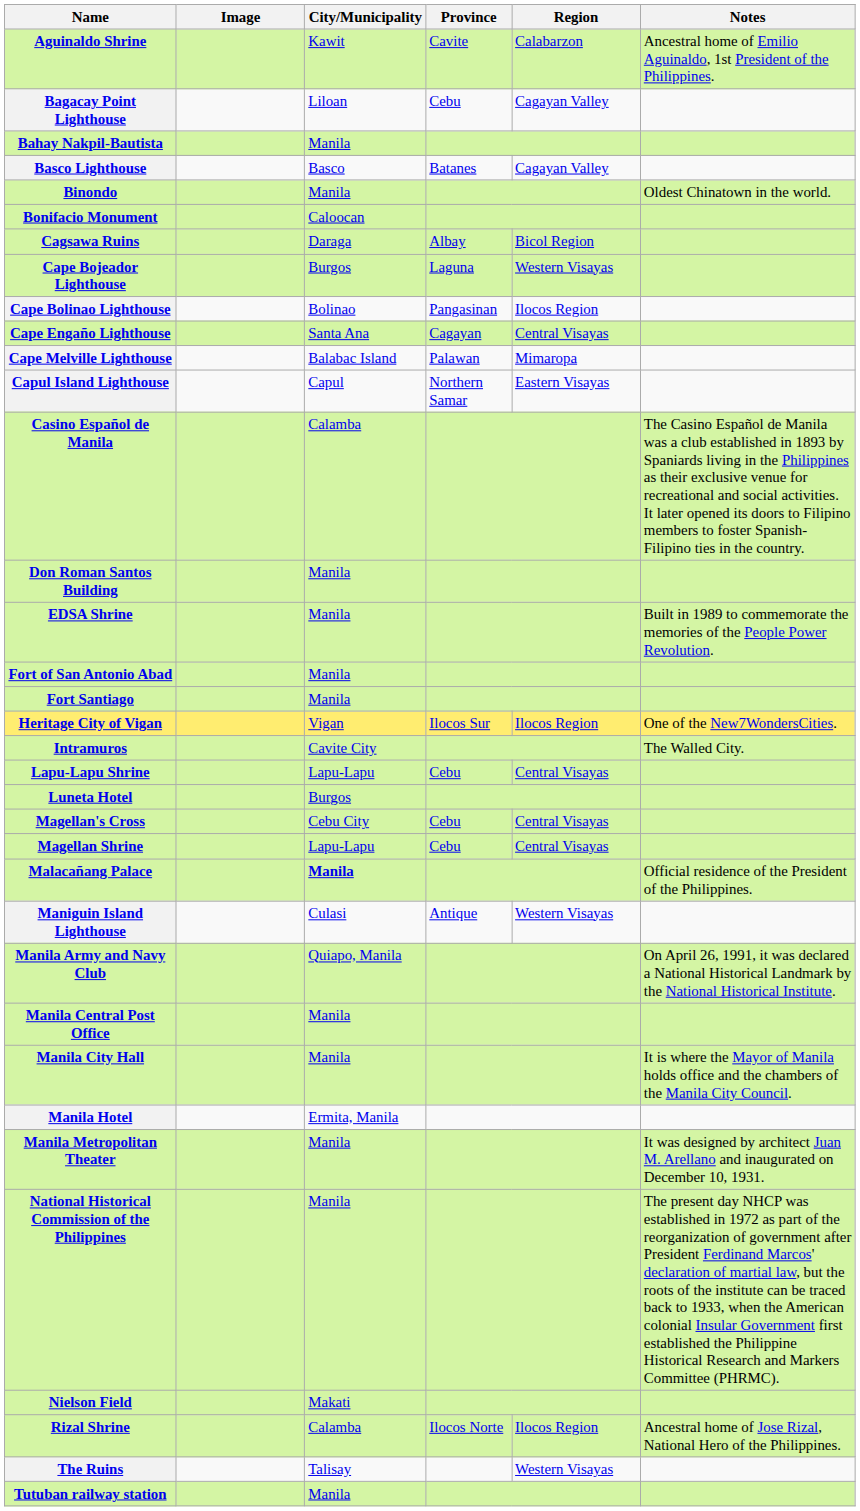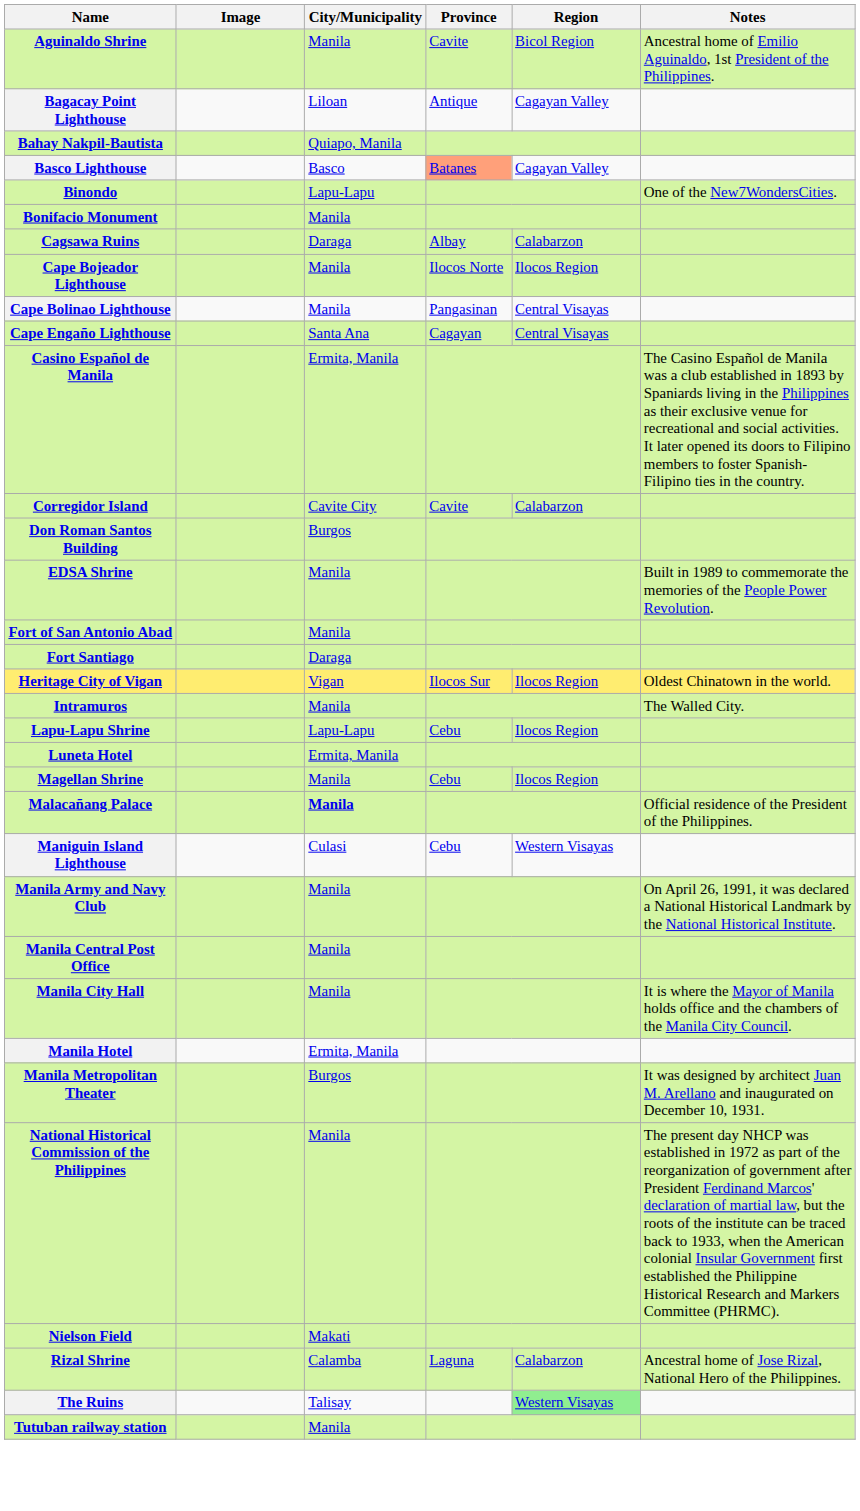(326, 41) Kawit -> (329, 41) Manila
(549, 41) Calabarzon -> (555, 41) Bicol Region
(445, 101) Cebu -> (453, 101) Antique
(329, 143) Manila -> (355, 143) Quiapo, Manila
(453, 168) no background -> (453, 168) lightsalmon background
(329, 192) Manila -> (341, 192) Lapu-Lapu
(737, 192) Oldest Chinatown in the world. -> (740, 192) One of the New7WondersCities.
(336, 217) Caloocan -> (329, 217) Manila
(555, 241) Bicol Region -> (549, 241) Calabarzon
(330, 266) Burgos -> (329, 266) Manila
(452, 266) Laguna -> (466, 266) Ilocos Norte
(564, 266) Western Visayas -> (557, 266) Ilocos Region
(332, 308) Bolinao -> (329, 308) Manila
(557, 308) Ilocos Region -> (562, 308) Central Visayas
- row: (90, 357)
- row: (90, 382)
(335, 424) Calamba -> (353, 357) Ermita, Manila
+ row: (90, 505)
(329, 572) Manila -> (330, 530) Burgos
(329, 699) Manila -> (330, 656) Daraga
(740, 723) One of the New7WondersCities. -> (737, 681) Oldest Chinatown in the world.
(342, 748) Cavite City -> (329, 706) Manila
(562, 772) Central Visayas -> (557, 730) Ilocos Region
(330, 797) Burgos -> (353, 755) Ermita, Manila
- row: (90, 821)
(341, 846) Lapu-Lapu -> (329, 779) Manila
(562, 846) Central Visayas -> (557, 779) Ilocos Region
(453, 913) Antique -> (445, 846) Cebu
(355, 955) Quiapo, Manila -> (329, 888) Manila
(329, 1141) Manila -> (330, 1075) Burgos
(466, 1427) Ilocos Norte -> (452, 1360) Laguna
(557, 1427) Ilocos Region -> (549, 1360) Calabarzon
(564, 1469) no background -> (564, 1402) lightgreen background
